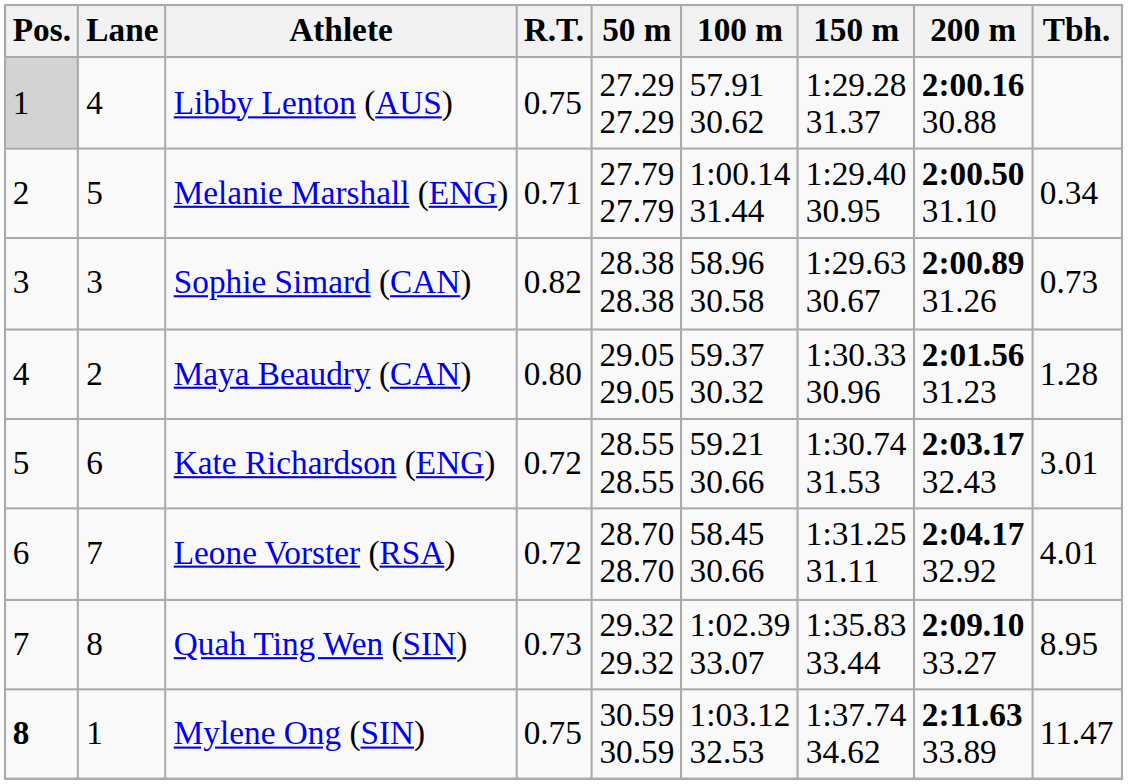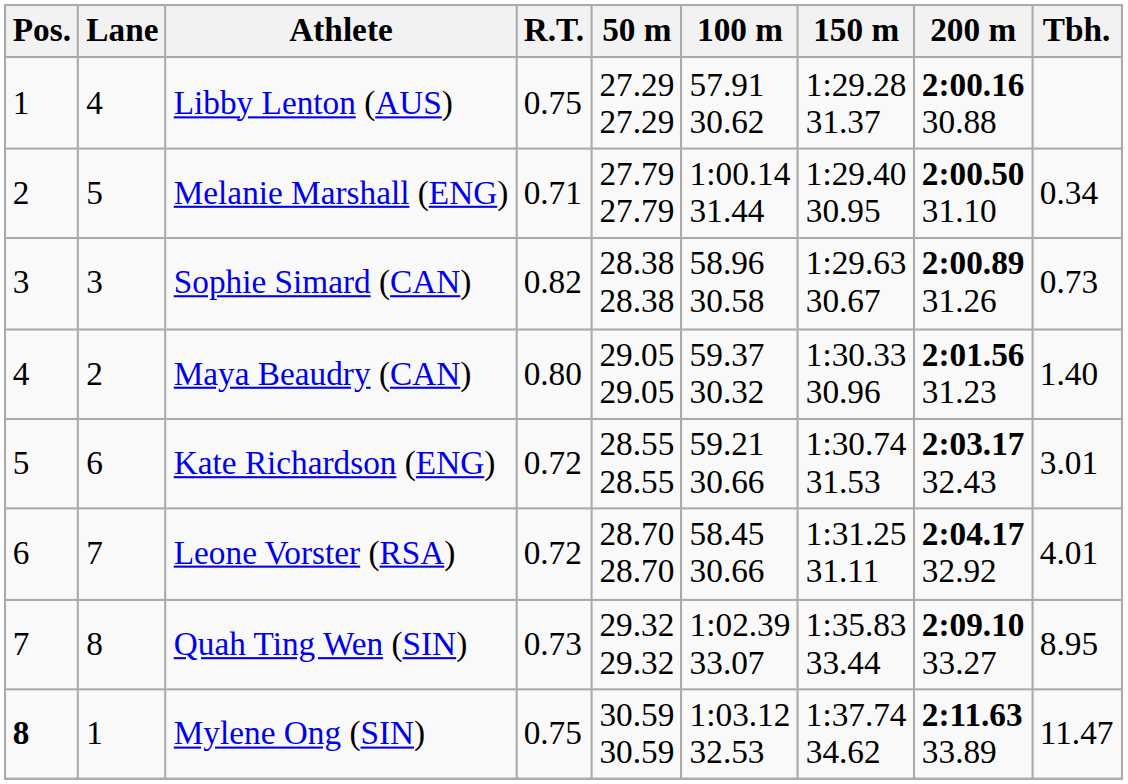(21, 102) lightgrey background -> (21, 102) no background
(1069, 373) 1.28 -> (1069, 373) 1.40
